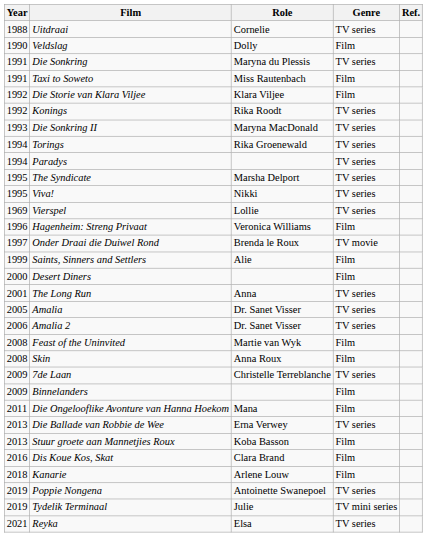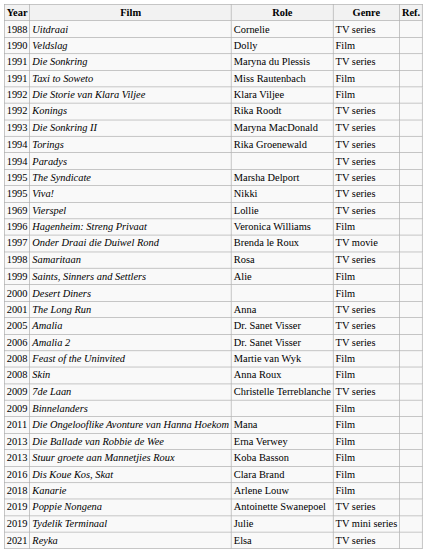+ row: (57, 260)
(356, 425) TV series -> (345, 441) Film
